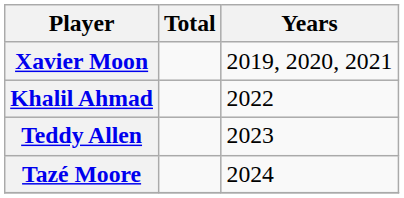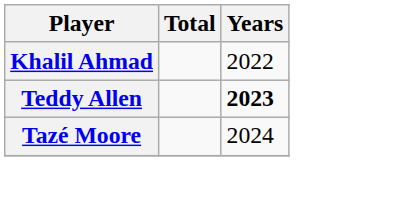- row: (82, 60)
(250, 135) normal -> (250, 98) bold
